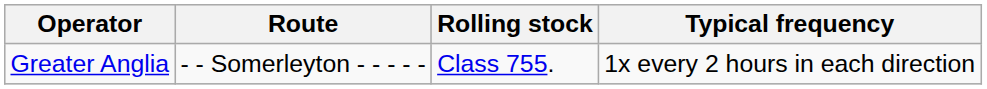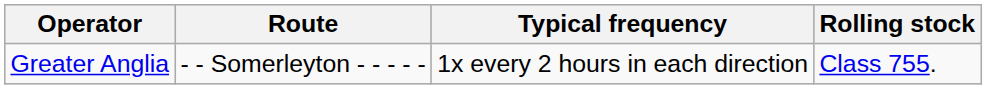columns swapped: (515, 24) <-> (790, 24)
